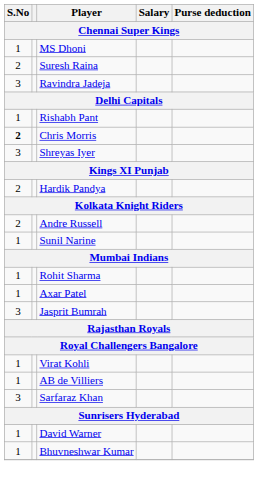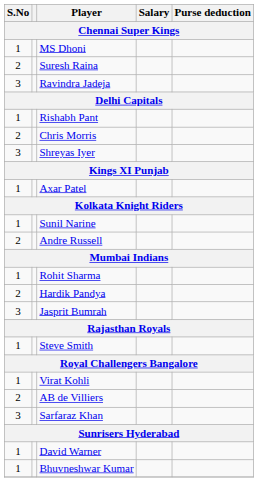(18, 135) bold -> (18, 135) normal
rows swapped: (63, 293) <-> (72, 188)
rows swapped: (68, 240) <-> (71, 223)
+ row: (66, 345)
(18, 380) 1 -> (18, 398) 2
